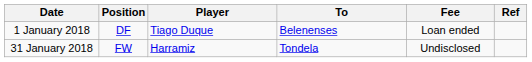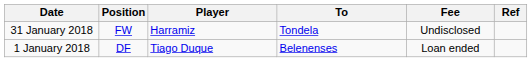rows swapped: (52, 30) <-> (52, 48)
